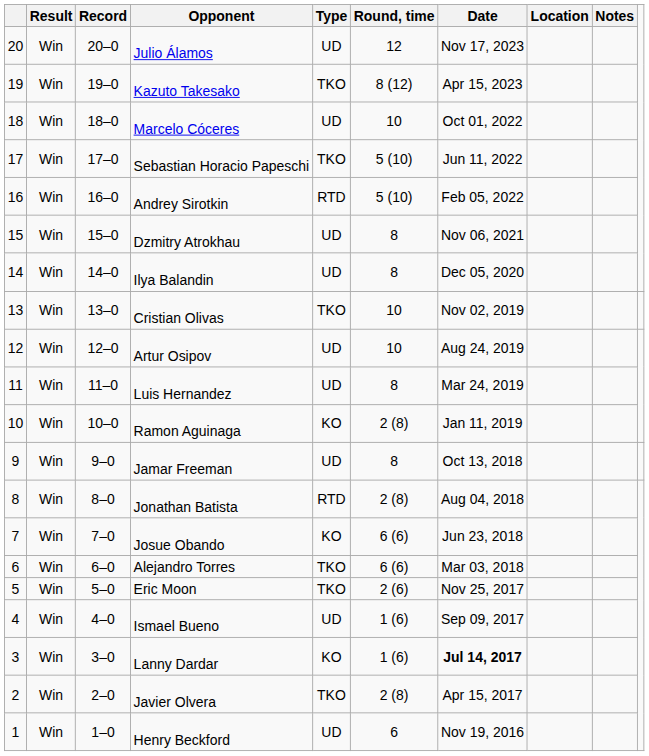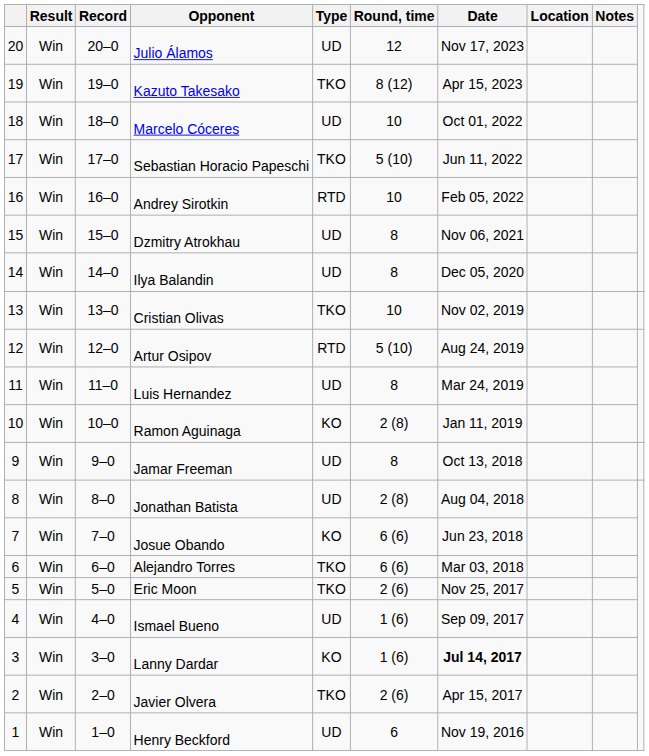(394, 197) 5 (10) -> (394, 197) 10
(331, 348) UD -> (331, 348) RTD
(394, 348) 10 -> (394, 348) 5 (10)
(331, 499) RTD -> (331, 499) UD
(394, 694) 2 (8) -> (394, 694) 2 (6)
